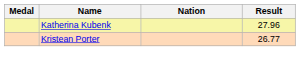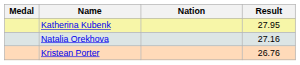(269, 26) 27.96 -> (269, 26) 27.95
+ row: (75, 39)
(269, 39) 26.77 -> (269, 53) 26.76
